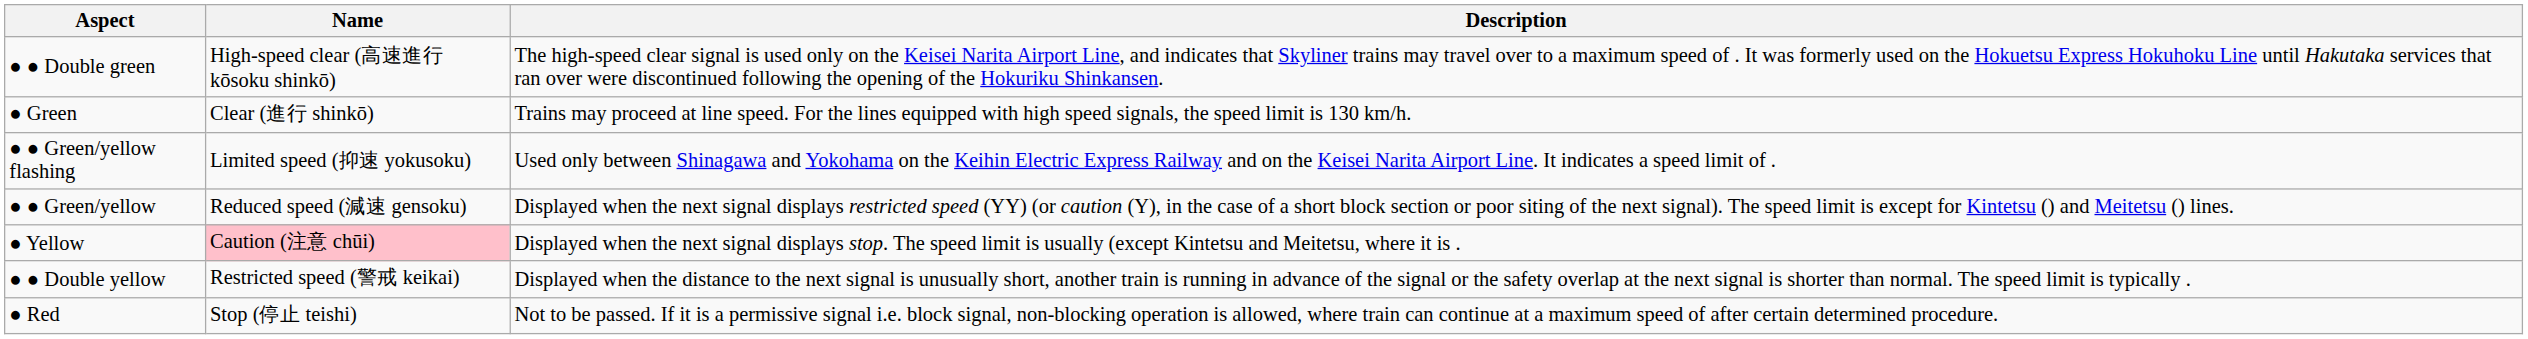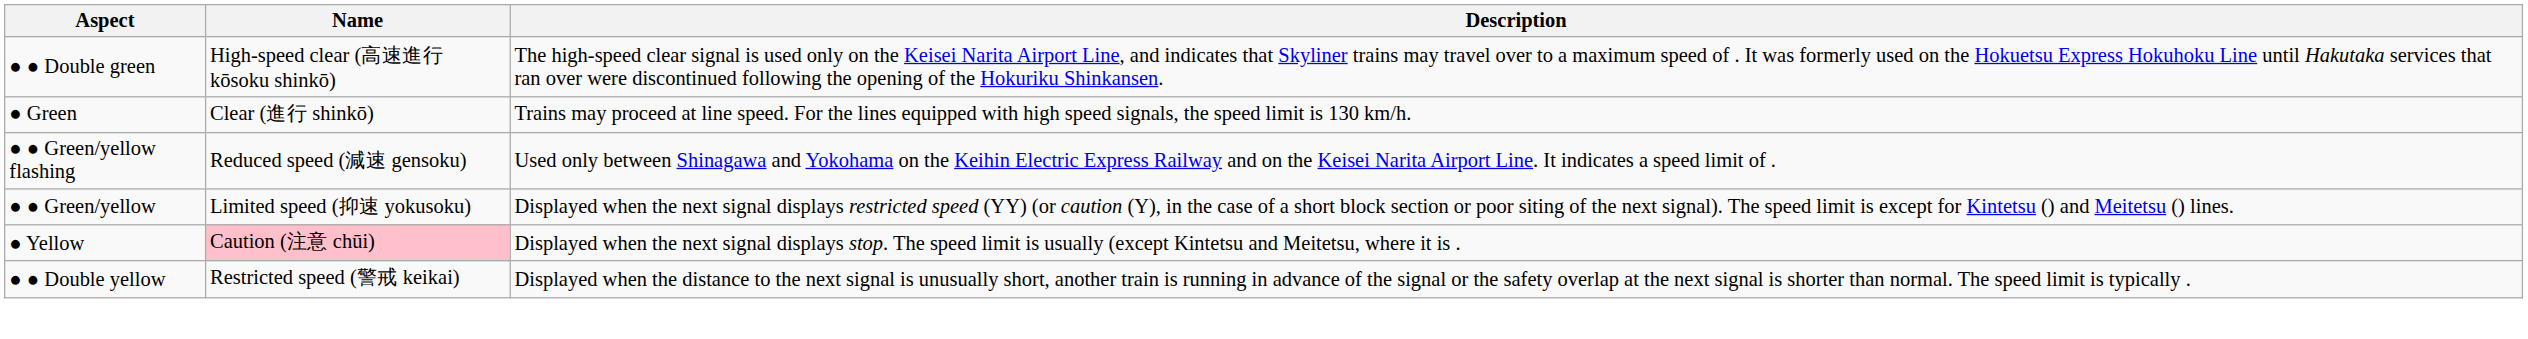(341, 159) Limited speed (抑速 yokusoku) -> (338, 159) Reduced speed (減速 gensoku)
(338, 205) Reduced speed (減速 gensoku) -> (341, 205) Limited speed (抑速 yokusoku)
- row: (35, 315)
